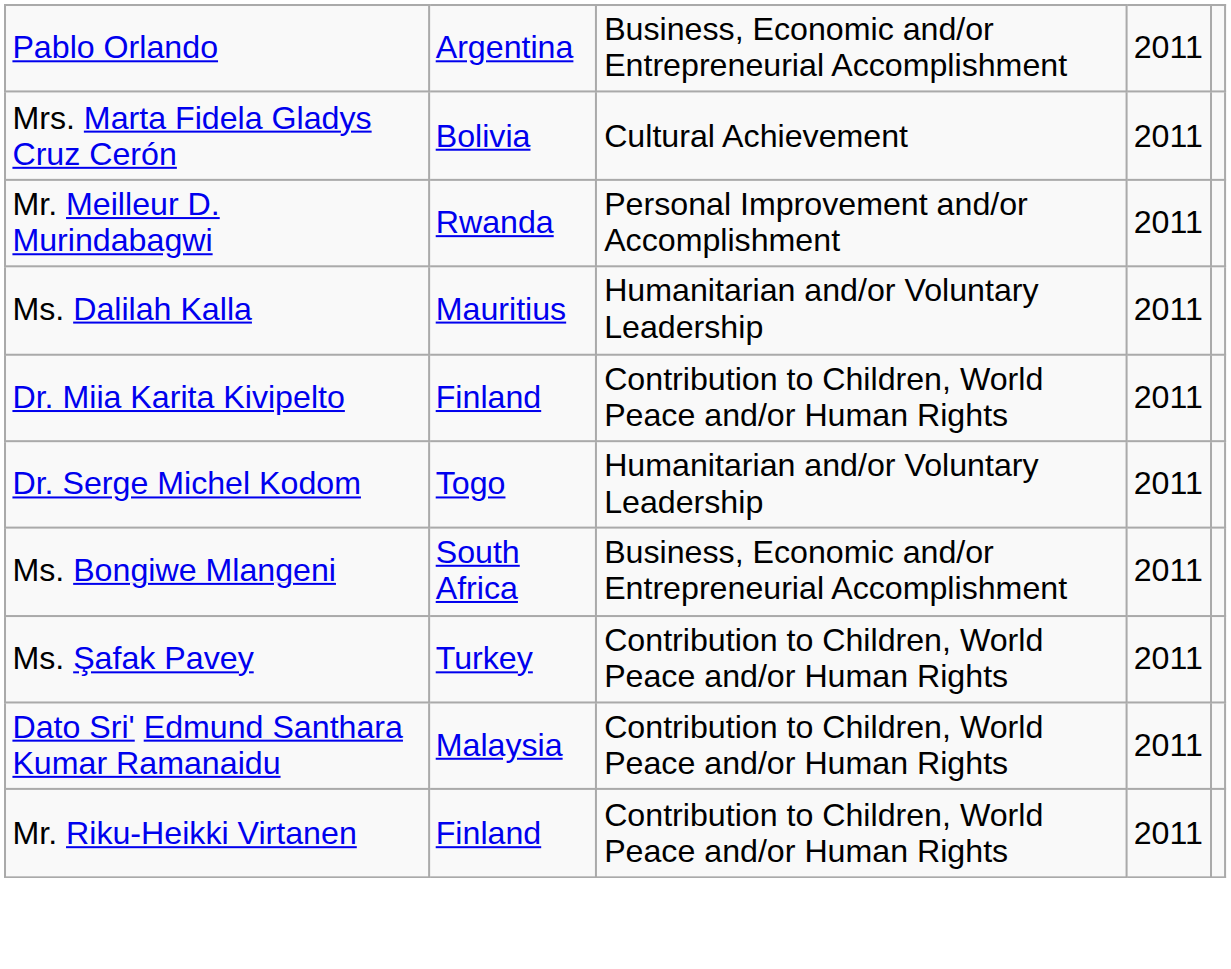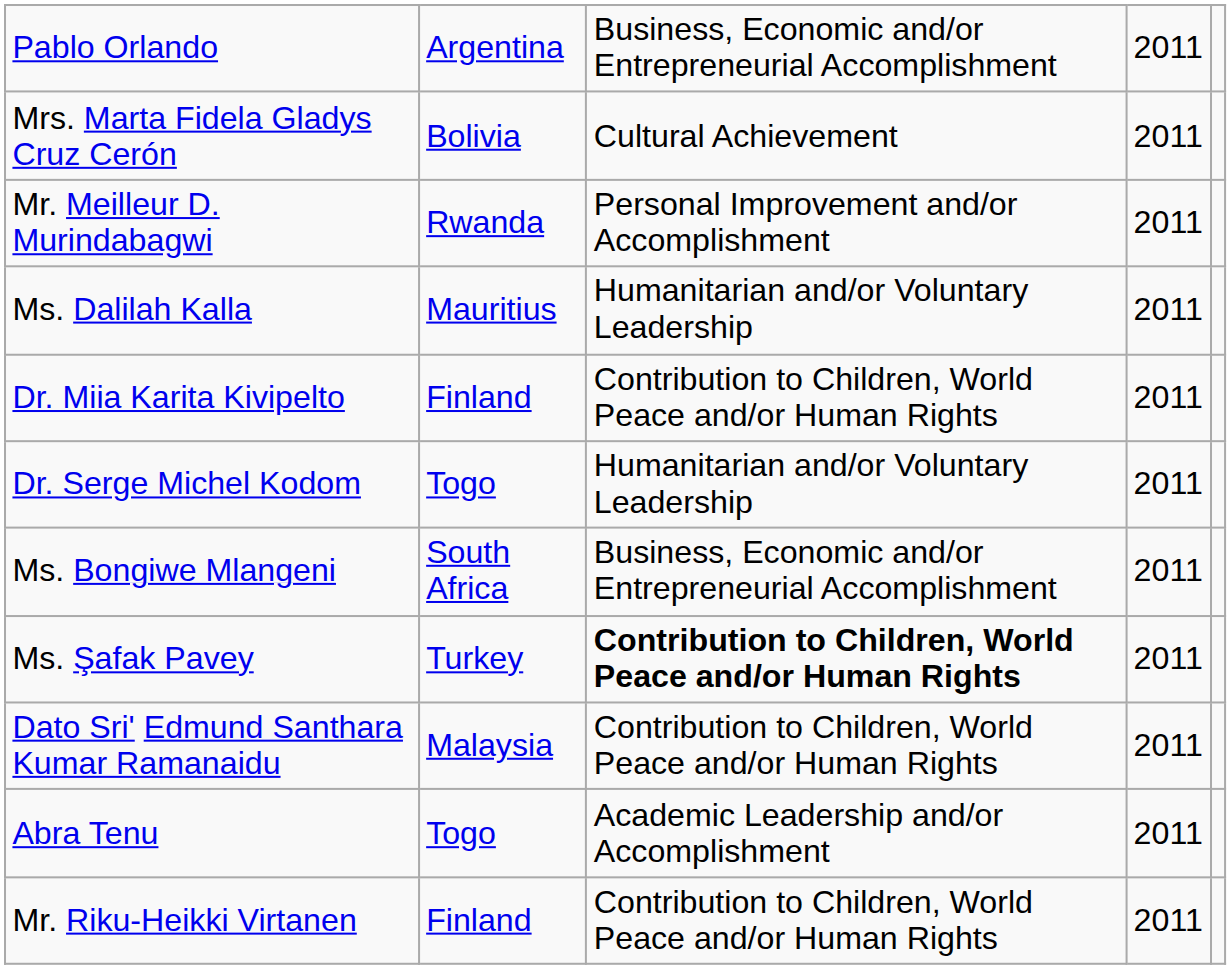(824, 658) normal -> (834, 658) bold
+ row: (85, 832)
